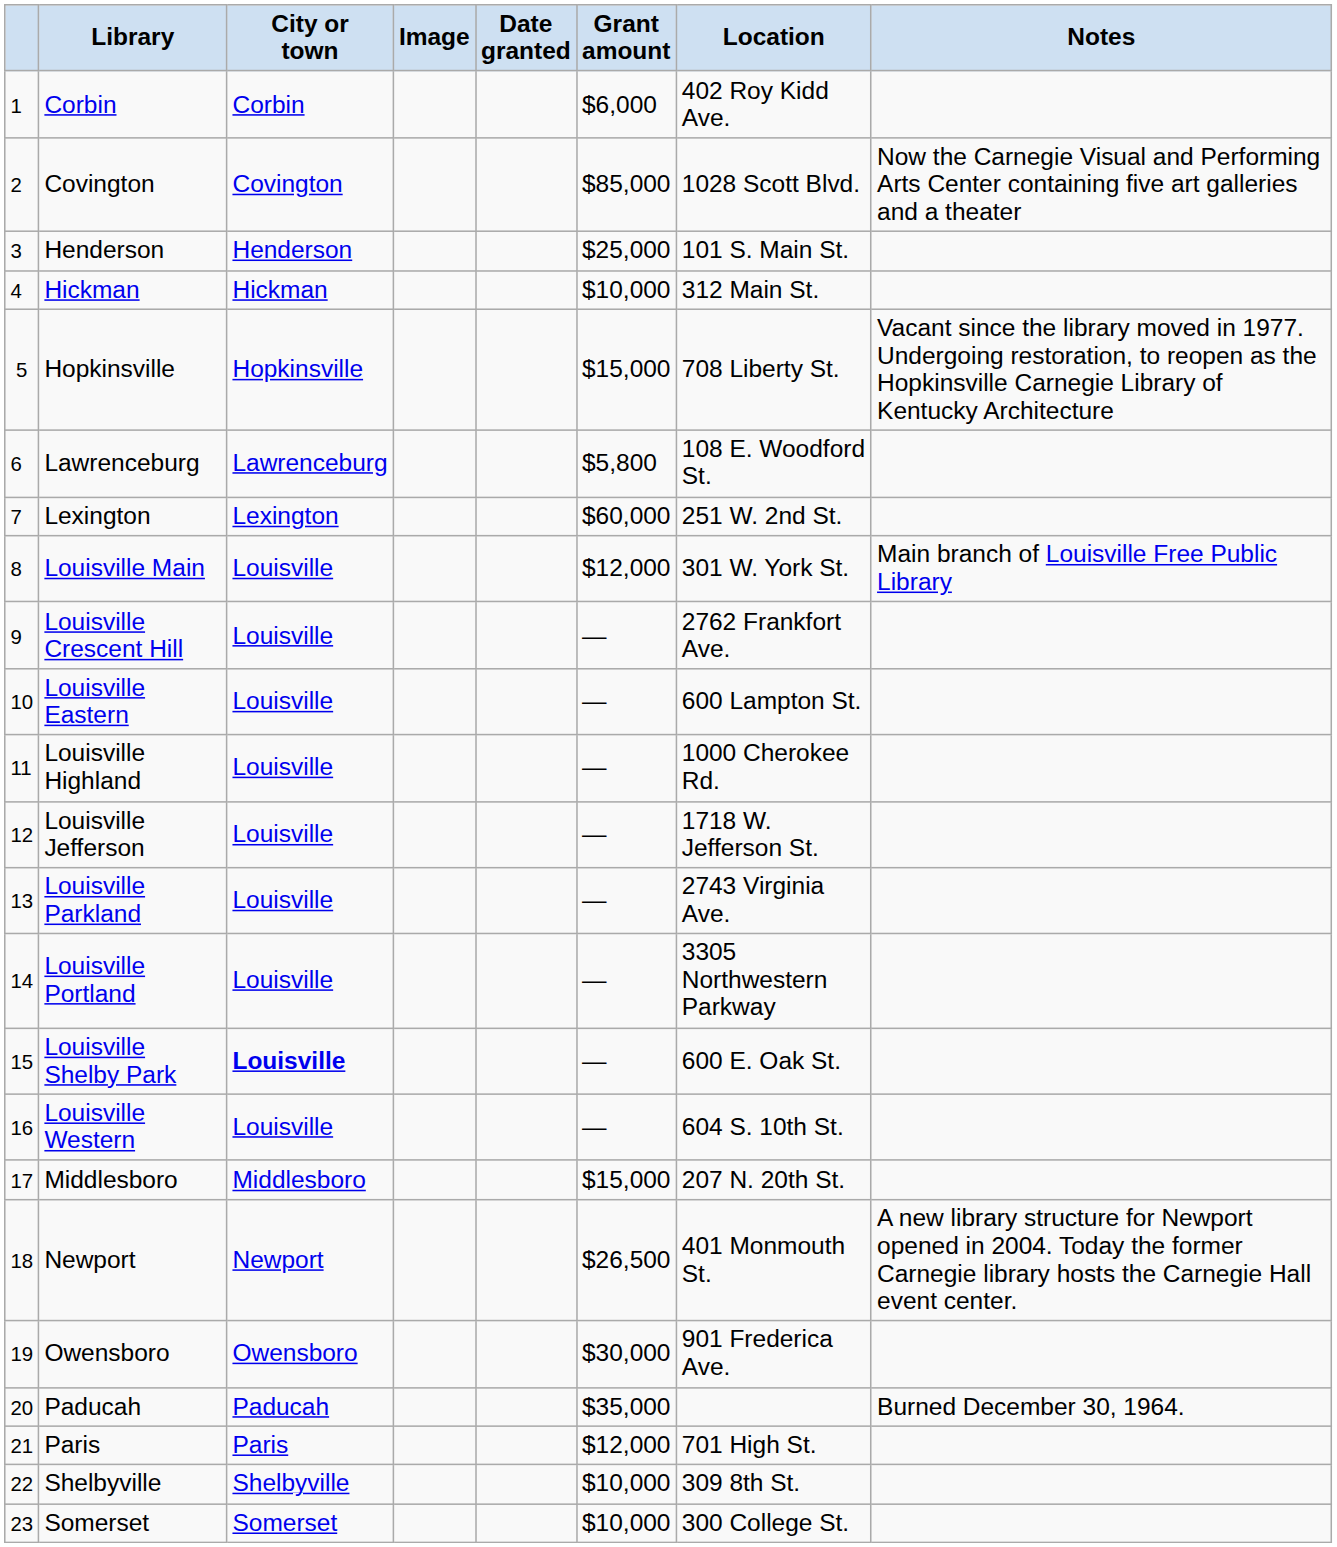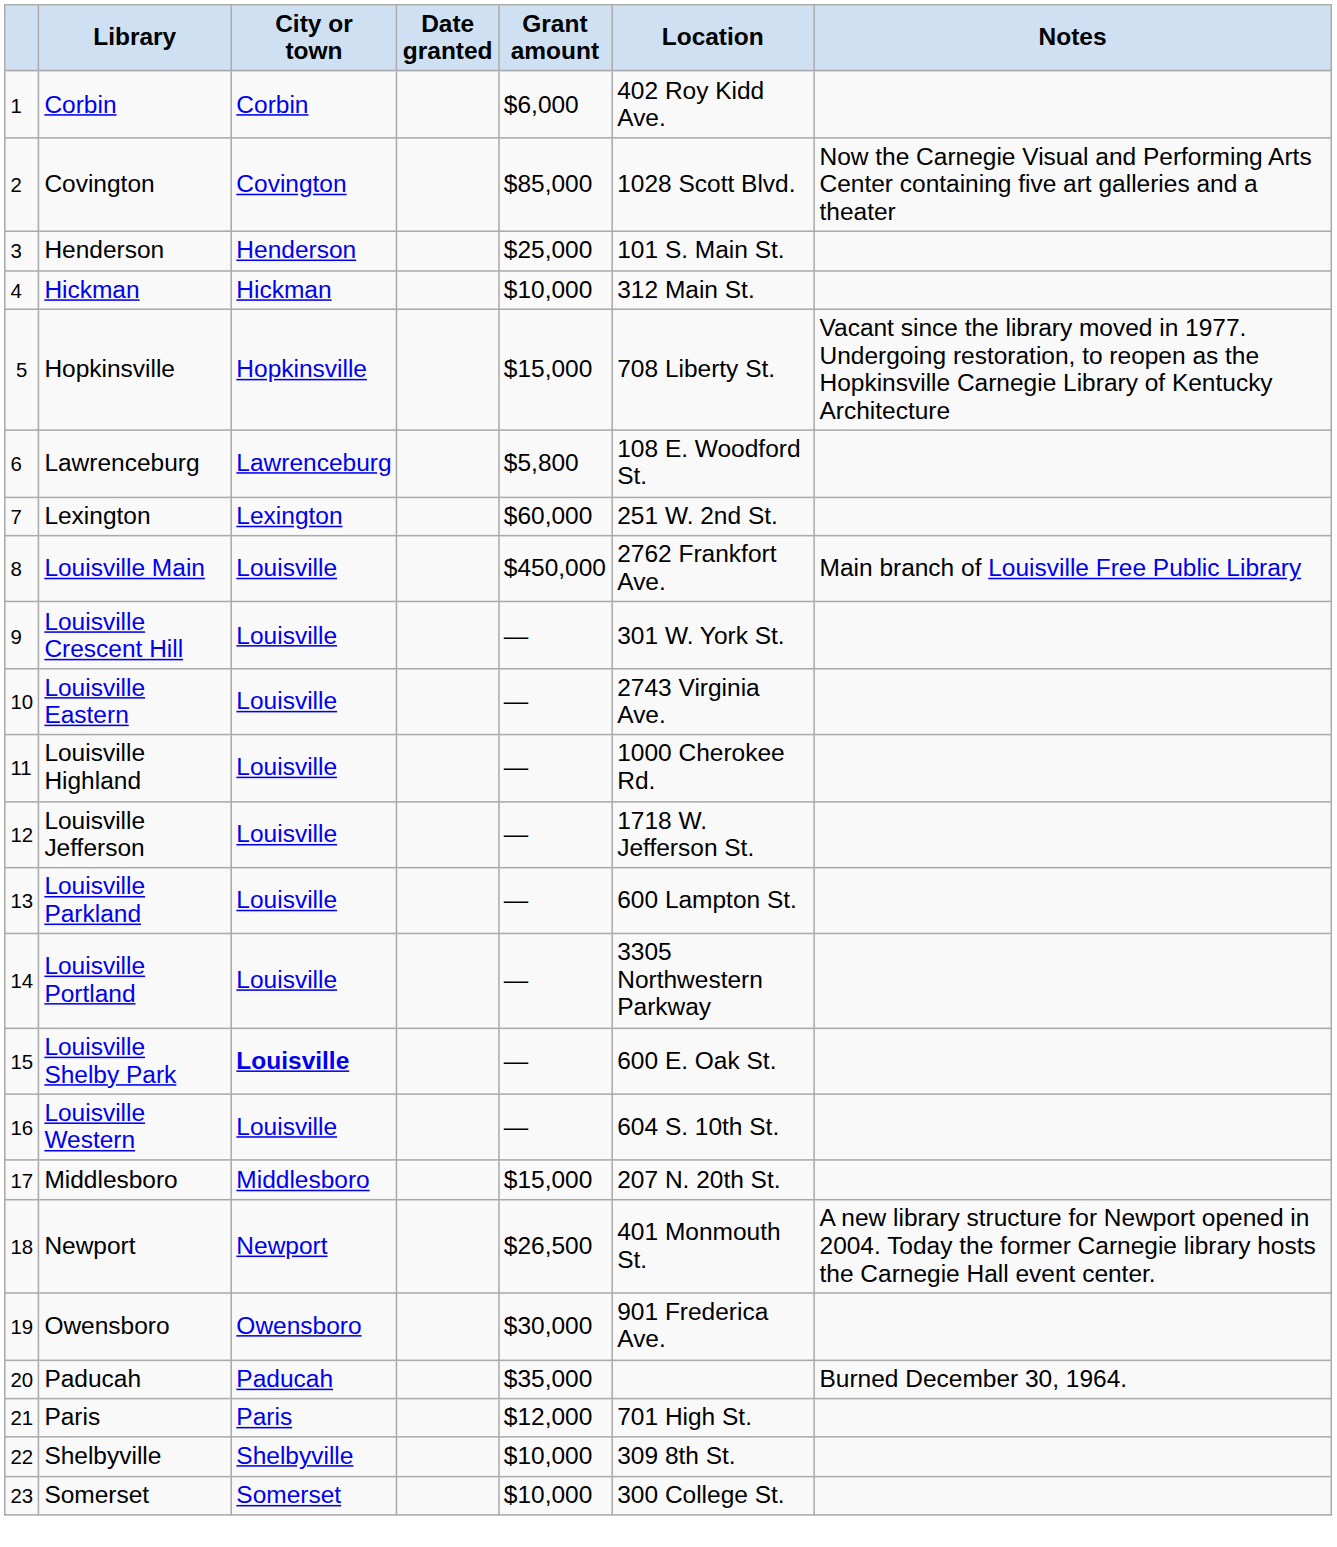- column: (434, 37)
(626, 568) $12,000 -> (555, 568) $450,000
(765, 568) 301 W. York St. -> (697, 568) 2762 Frankfort Ave.
(761, 634) 2762 Frankfort Ave. -> (701, 634) 301 W. York St.
(772, 701) 600 Lampton St. -> (688, 701) 2743 Virginia Ave.
(753, 900) 2743 Virginia Ave. -> (707, 900) 600 Lampton St.
